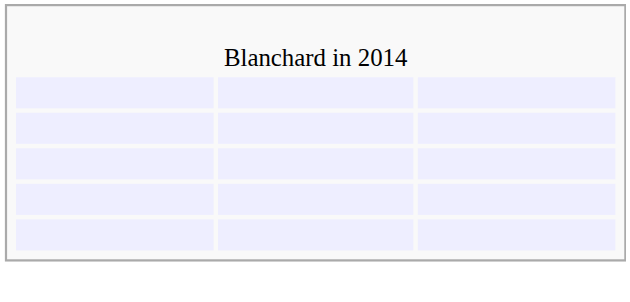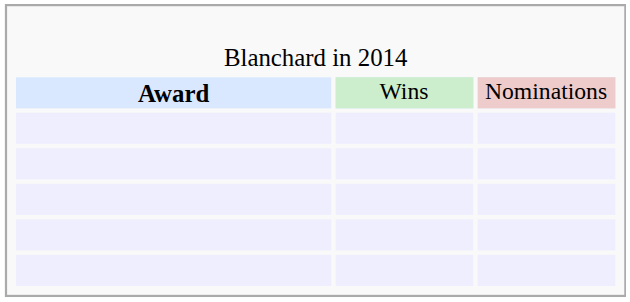+ row: (174, 93)
